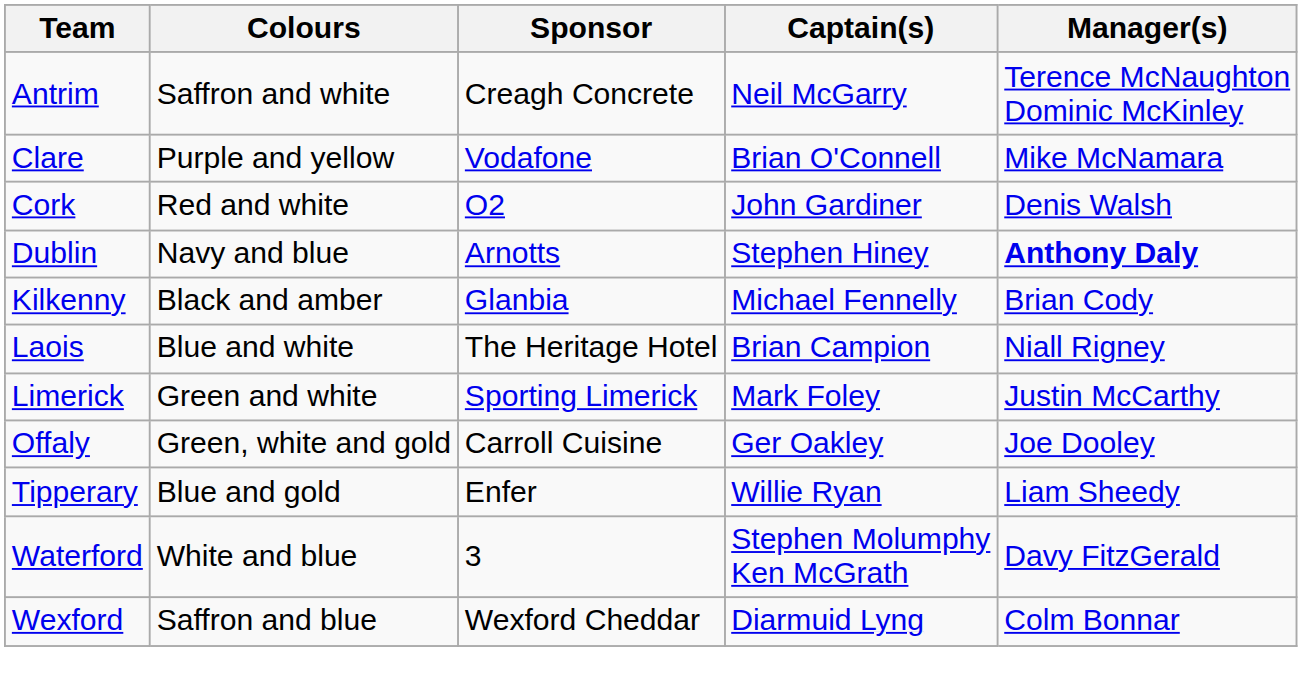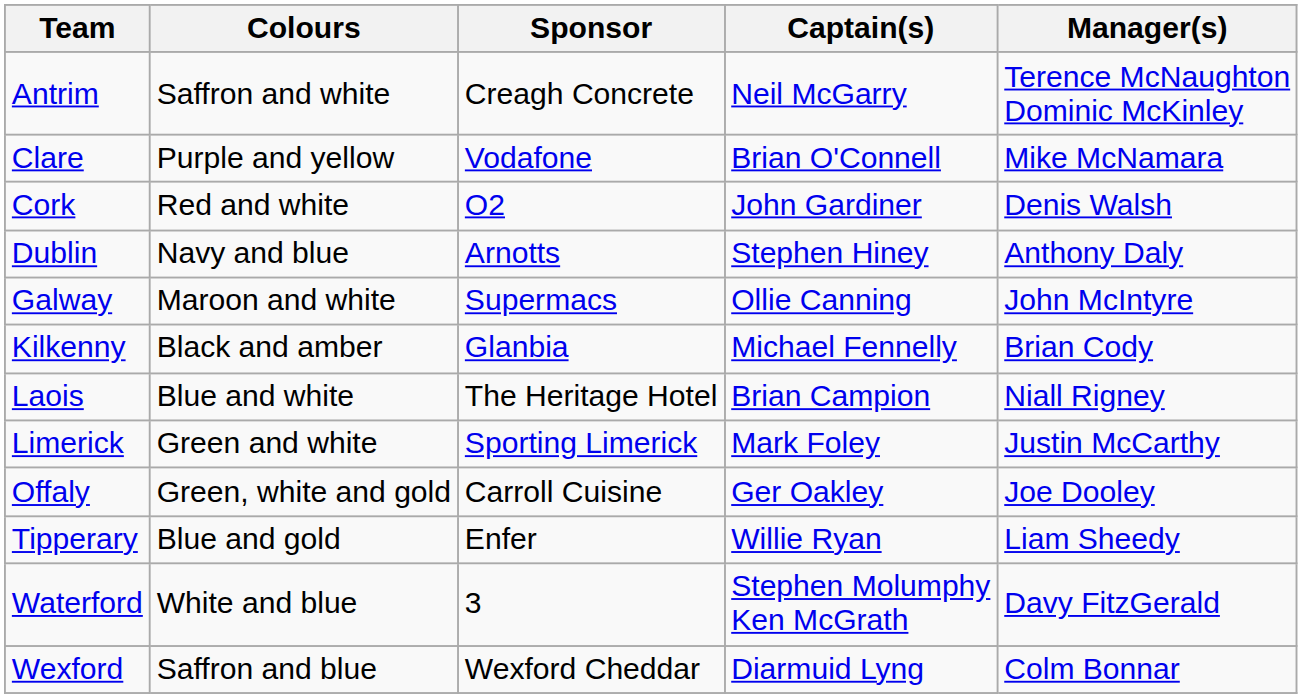(1101, 253) bold -> (1094, 253) normal
+ row: (62, 300)
